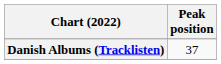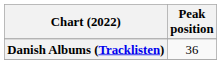(192, 49) 37 -> (192, 49) 36
